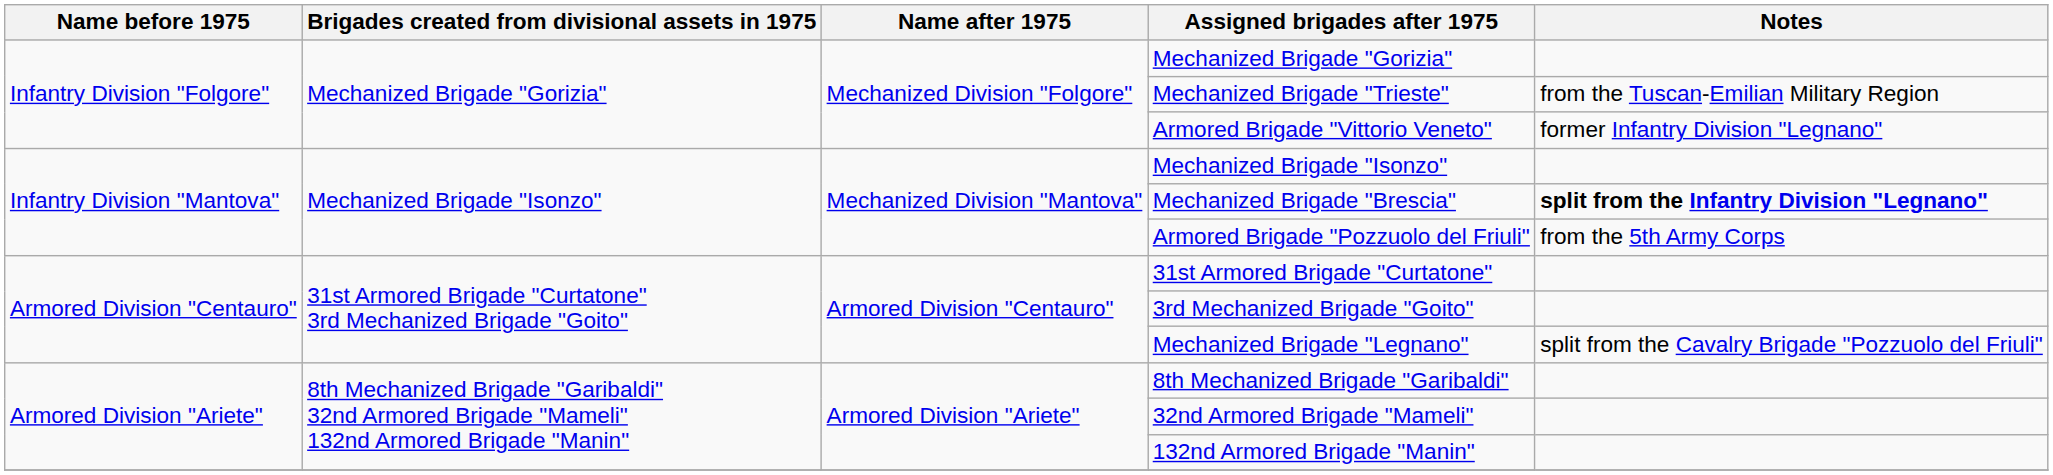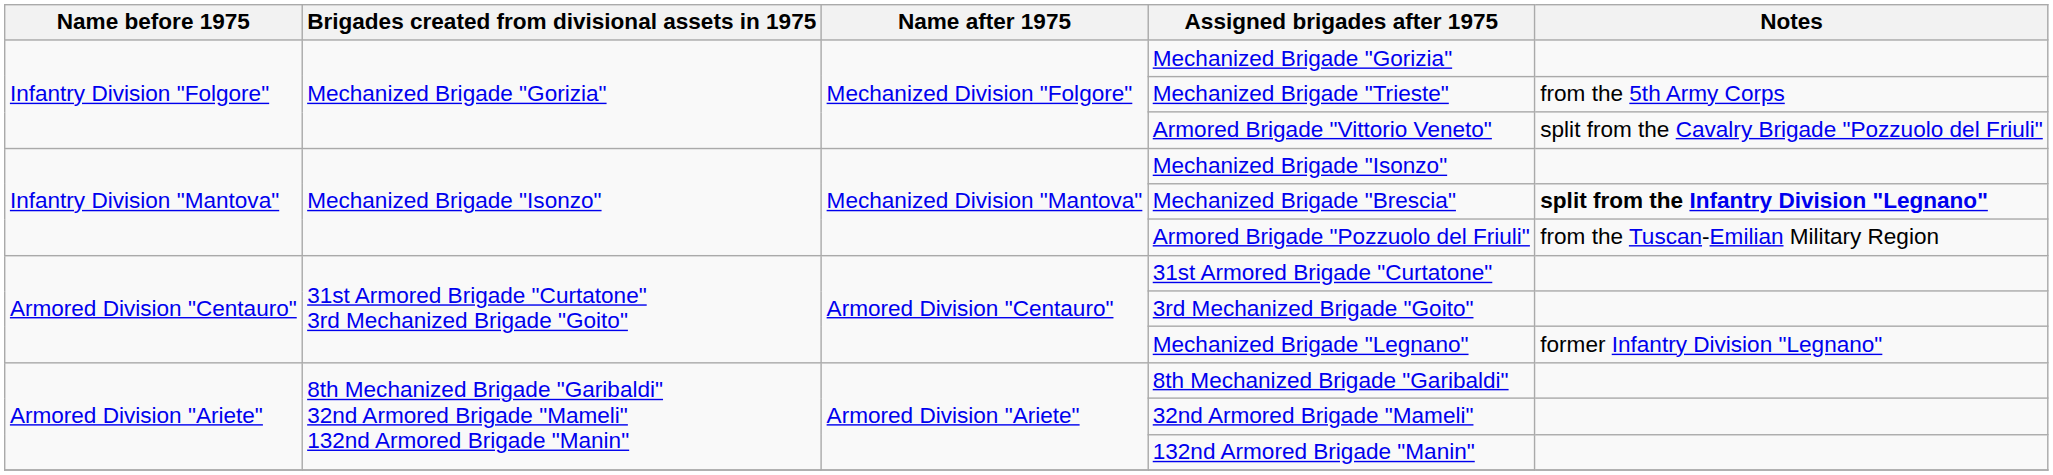(1740, 93) from the Tuscan-Emilian Military Region -> (1663, 93) from the 5th Army Corps
(1711, 129) former Infantry Division "Legnano" -> (1792, 129) split from the Cavalry Brigade "Pozzuolo del Friuli"
(1663, 237) from the 5th Army Corps -> (1740, 237) from the Tuscan-Emilian Military Region
(1792, 344) split from the Cavalry Brigade "Pozzuolo del Friuli" -> (1711, 344) former Infantry Division "Legnano"
